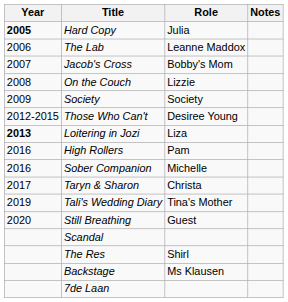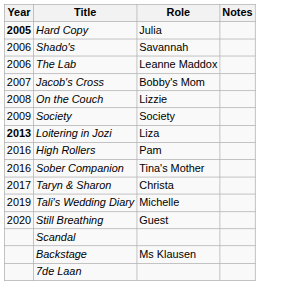+ row: (56, 47)
- row: (106, 116)
(187, 168) Michelle -> (172, 168) Tina's Mother
(200, 202) Tina's Mother -> (159, 202) Michelle
- row: (84, 254)
